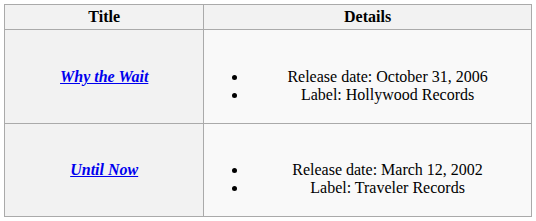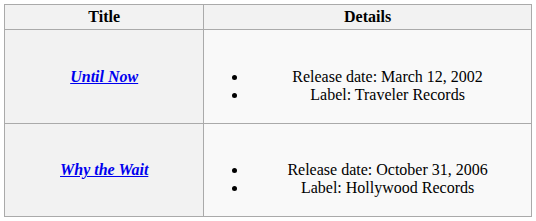rows swapped: (104, 169) <-> (104, 76)
